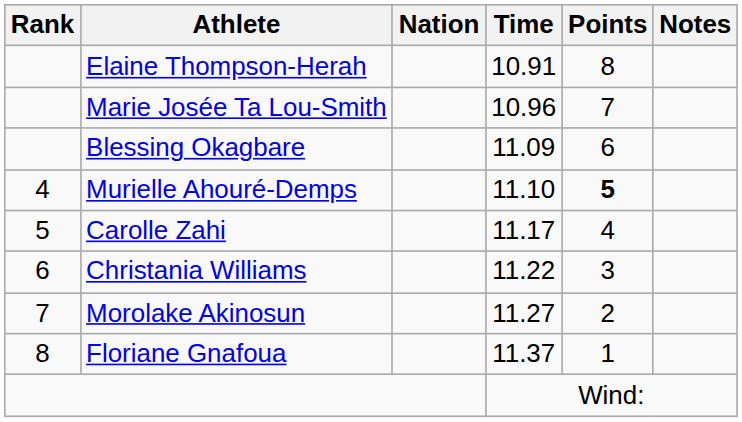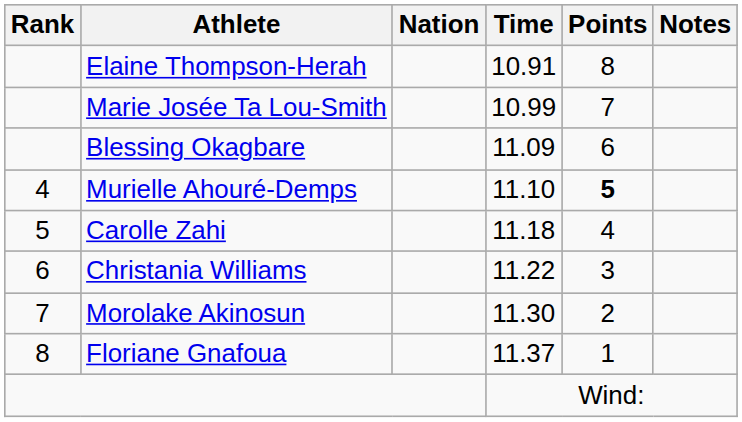(524, 107) 10.96 -> (524, 107) 10.99
(524, 230) 11.17 -> (524, 230) 11.18
(524, 312) 11.27 -> (524, 312) 11.30
